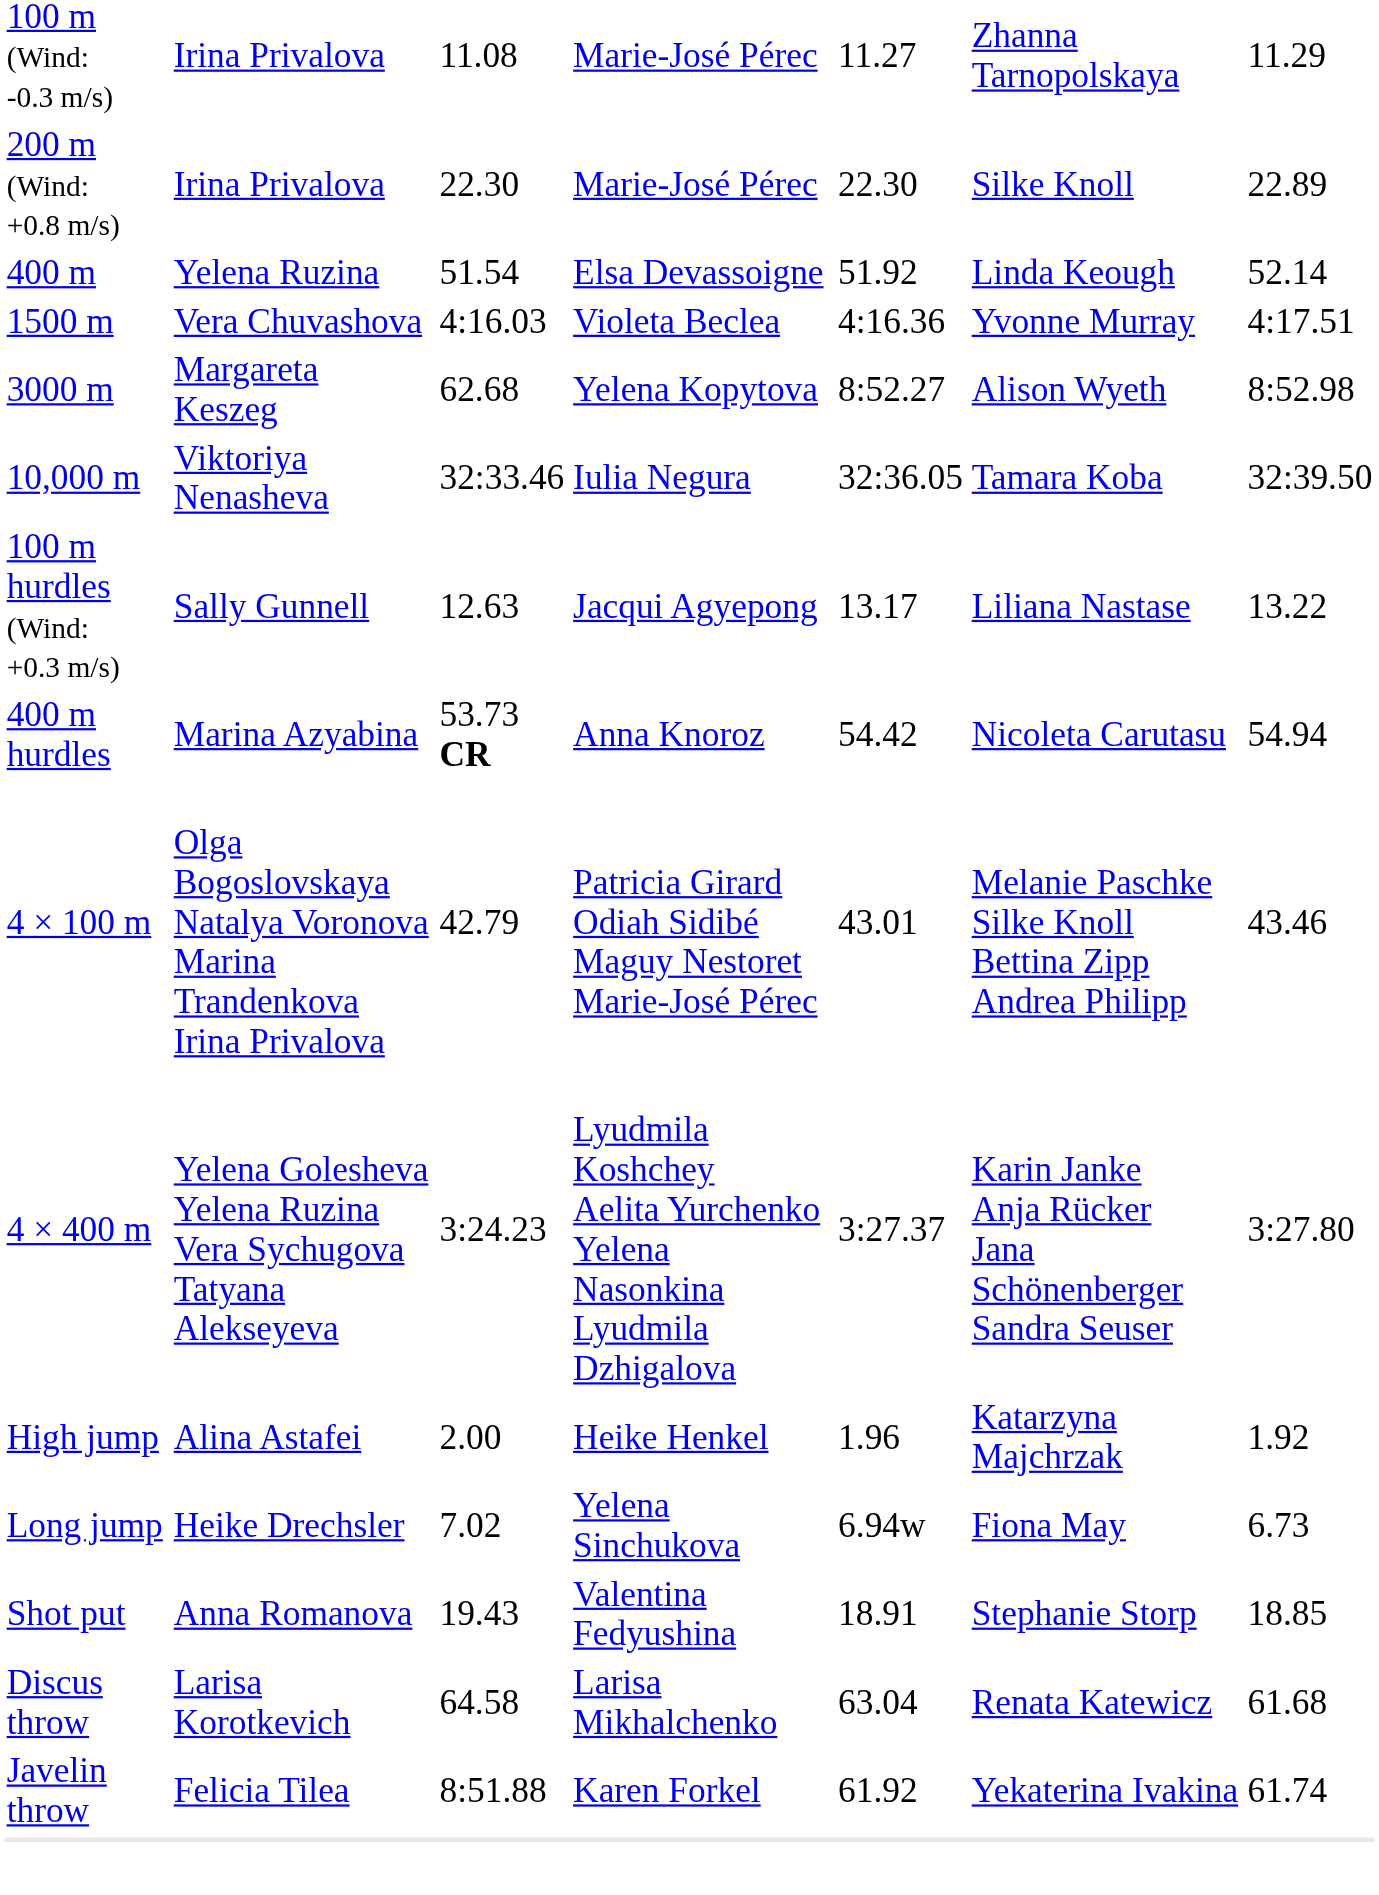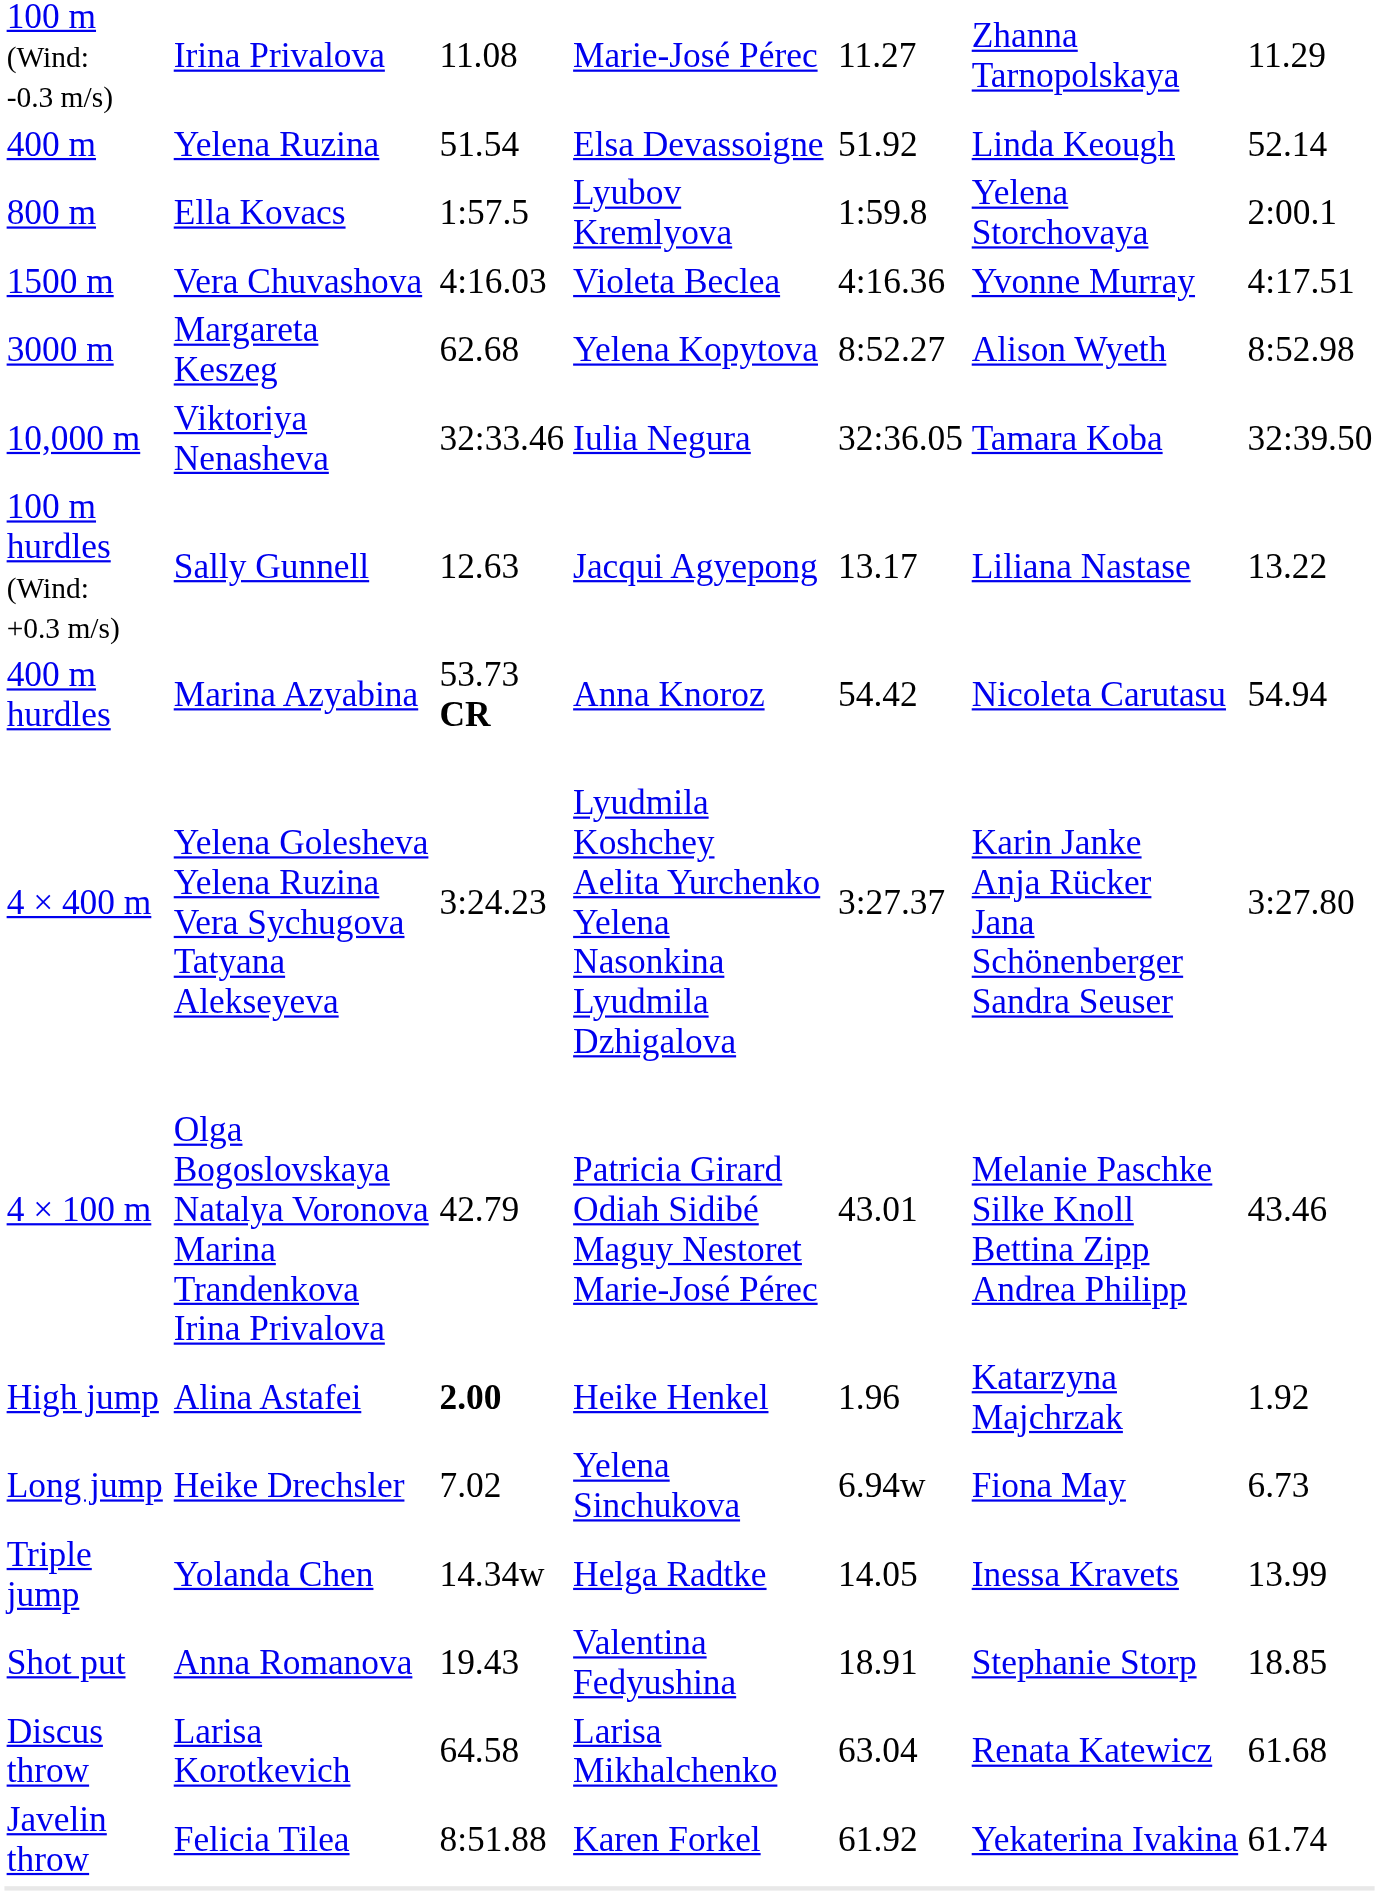- row: (63, 183)
+ row: (51, 212)
rows swapped: (79, 922) <-> (79, 1229)
(470, 1436) normal -> (470, 1397) bold
+ row: (49, 1573)
